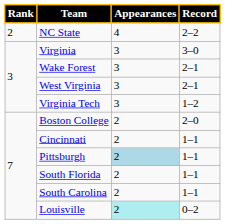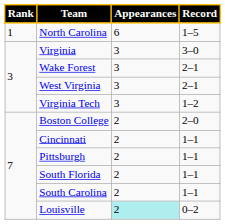+ row: (73, 32)
- row: (60, 32)
(117, 156) lightblue background -> (117, 156) no background
